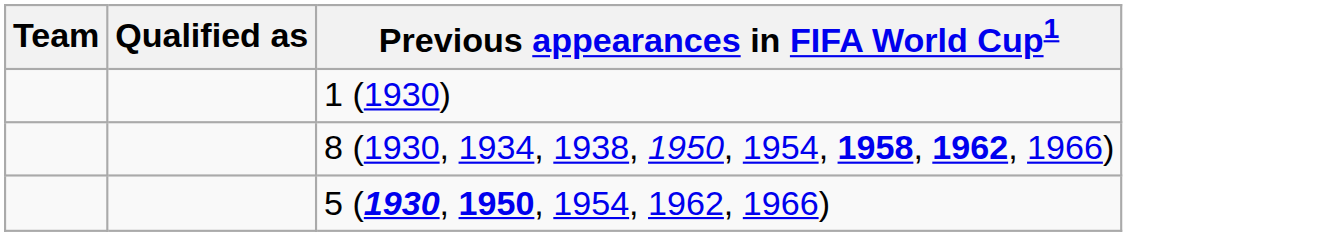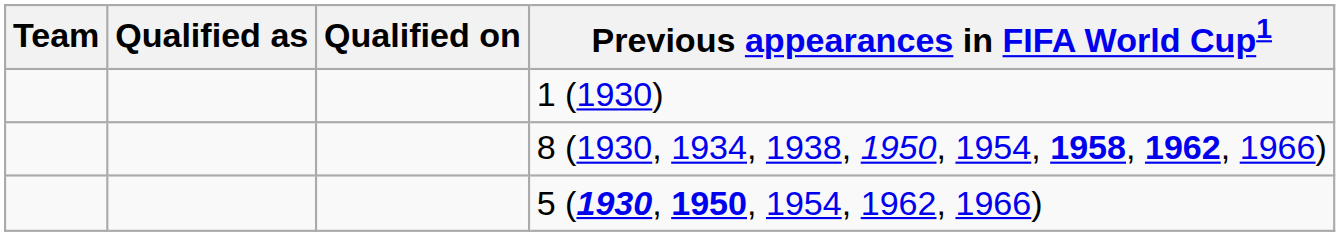+ column: (422, 36)
